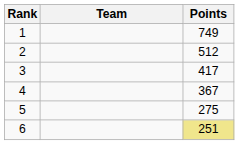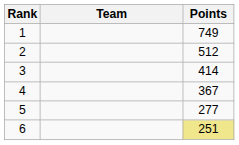(208, 71) 417 -> (208, 71) 414
(208, 110) 275 -> (208, 110) 277
